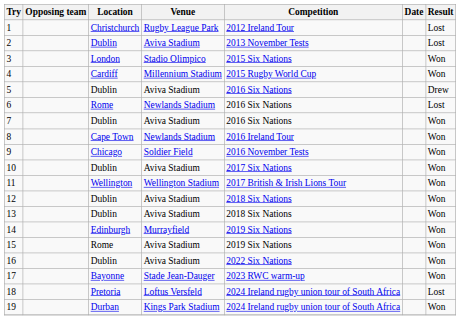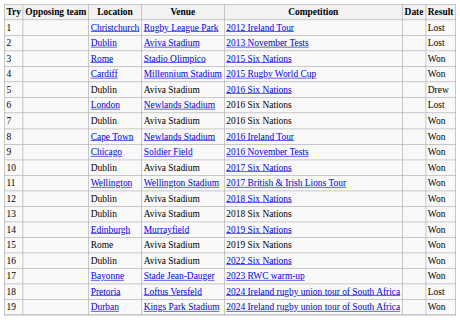(105, 59) London -> (102, 59) Rome
(102, 105) Rome -> (105, 105) London
